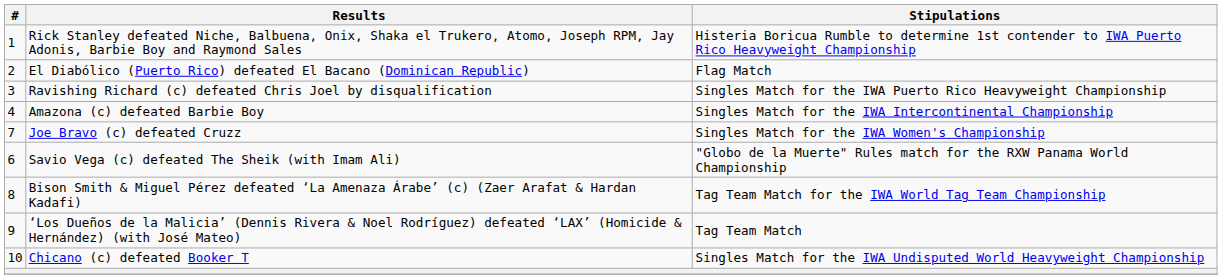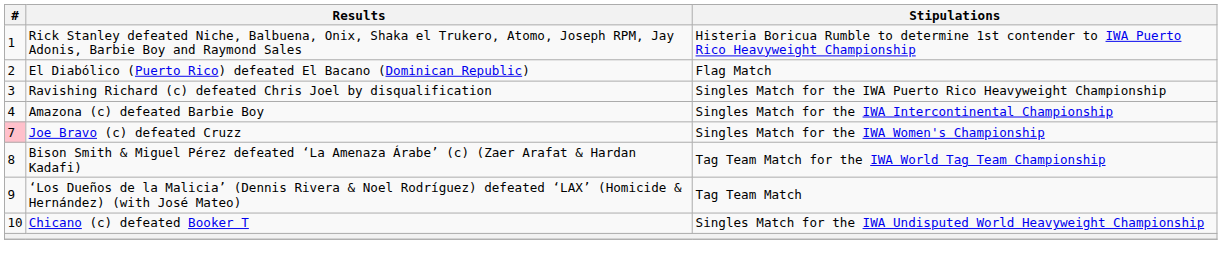(11, 132) no background -> (11, 132) pink background
- row: (215, 160)
